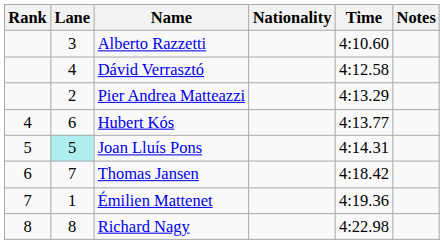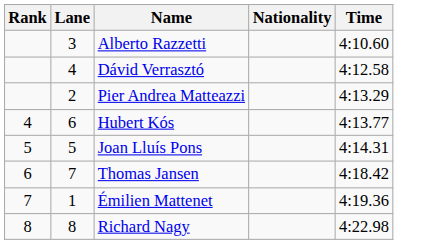- column: (416, 17)
(72, 148) paleturquoise background -> (72, 148) no background
